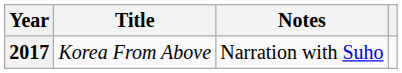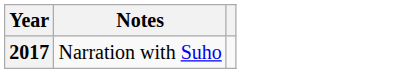- column: (135, 20)
